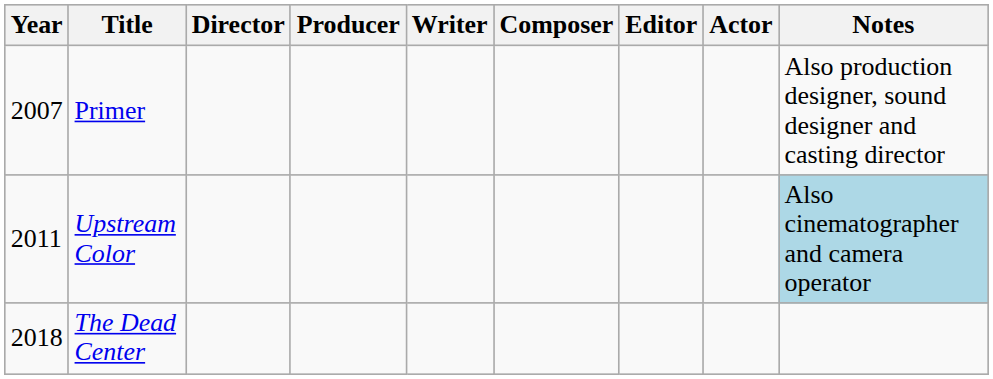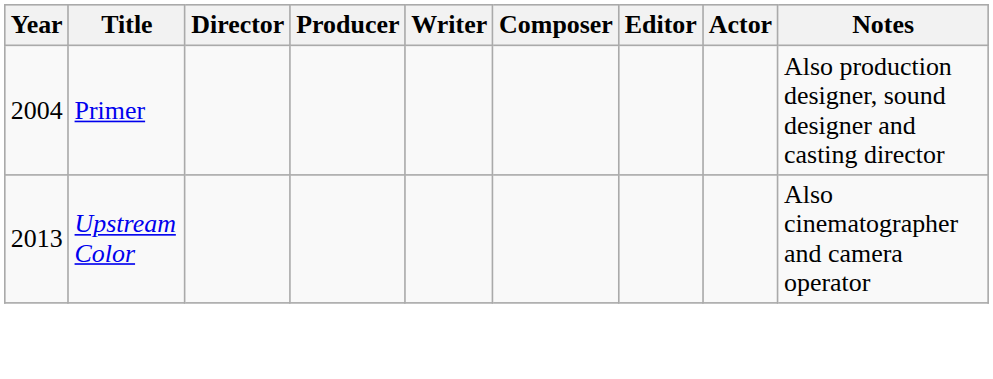(37, 109) 2007 -> (37, 109) 2004
(36, 238) 2011 -> (37, 238) 2013
(872, 238) lightblue background -> (871, 238) no background
- row: (125, 337)
